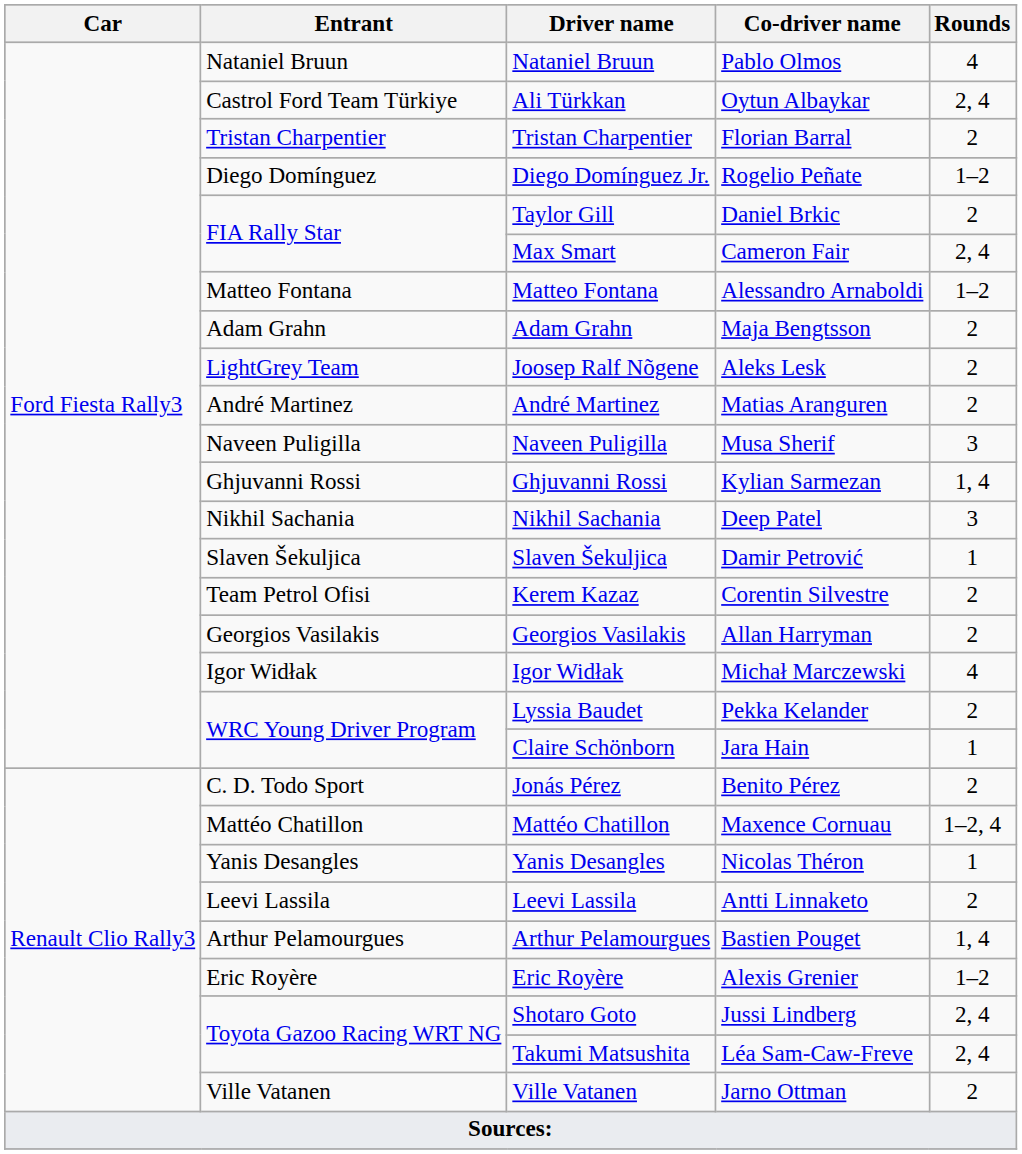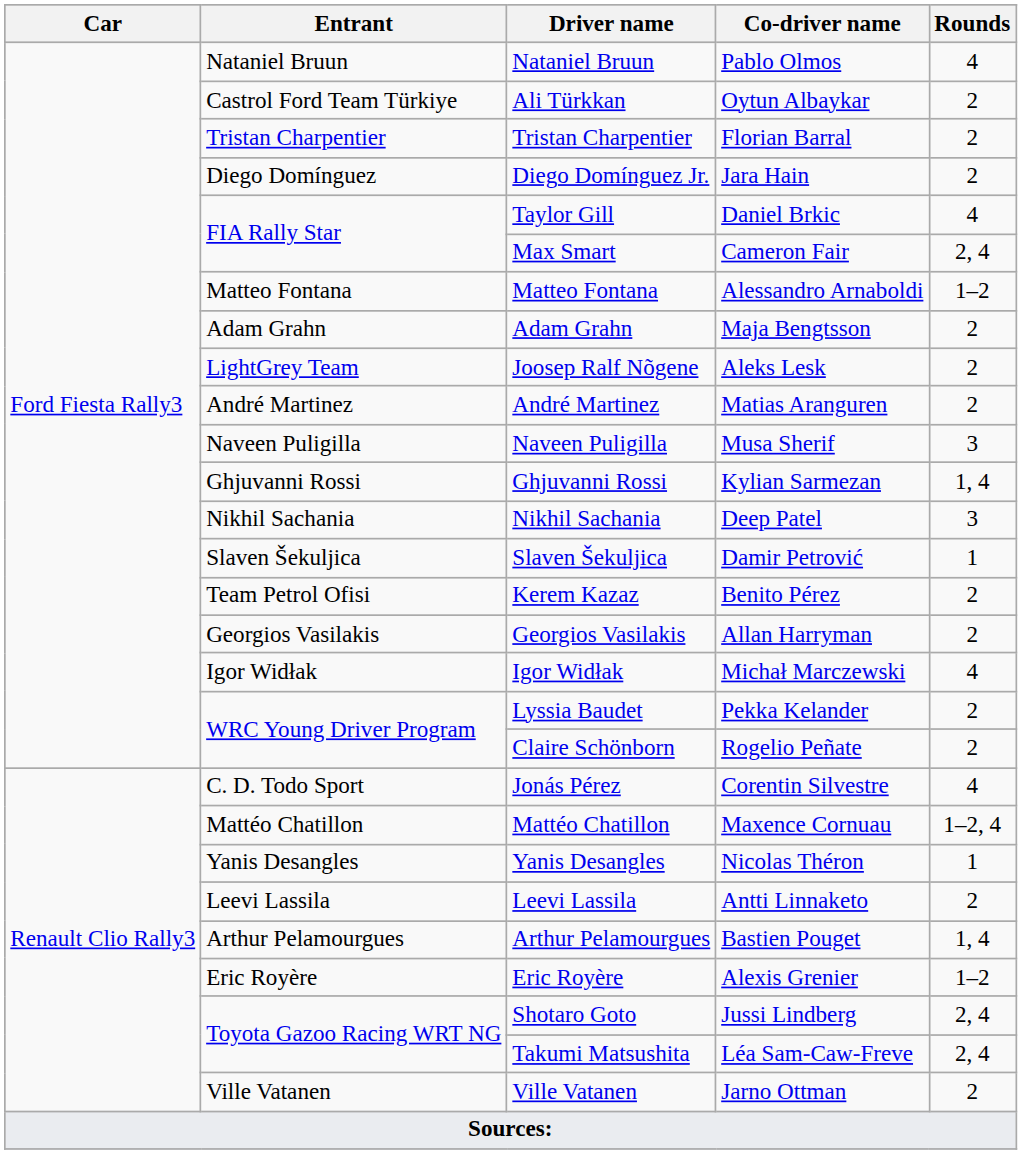(972, 99) 2, 4 -> (972, 99) 2
(791, 175) Rogelio Peñate -> (765, 175) Jara Hain
(972, 175) 1–2 -> (972, 175) 2
(972, 213) 2 -> (972, 213) 4
(805, 595) Corentin Silvestre -> (781, 595) Benito Pérez
(765, 747) Jara Hain -> (791, 747) Rogelio Peñate
(972, 747) 1 -> (972, 747) 2
(781, 786) Benito Pérez -> (805, 786) Corentin Silvestre
(972, 786) 2 -> (972, 786) 4
